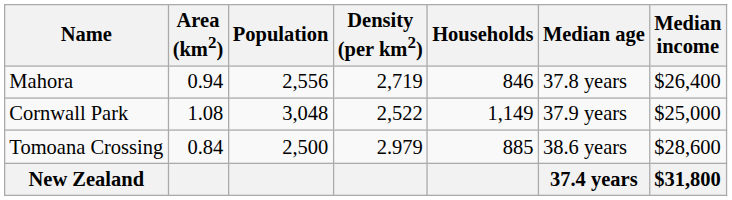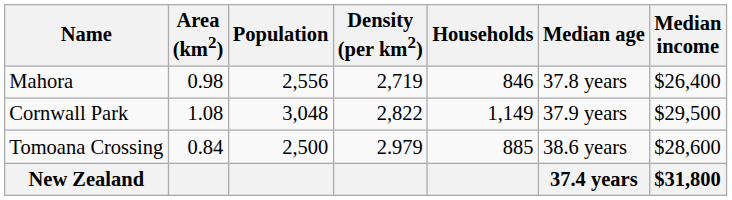(205, 81) 0.94 -> (205, 81) 0.98
(400, 114) 2,522 -> (400, 114) 2,822
(687, 114) $25,000 -> (687, 114) $29,500
